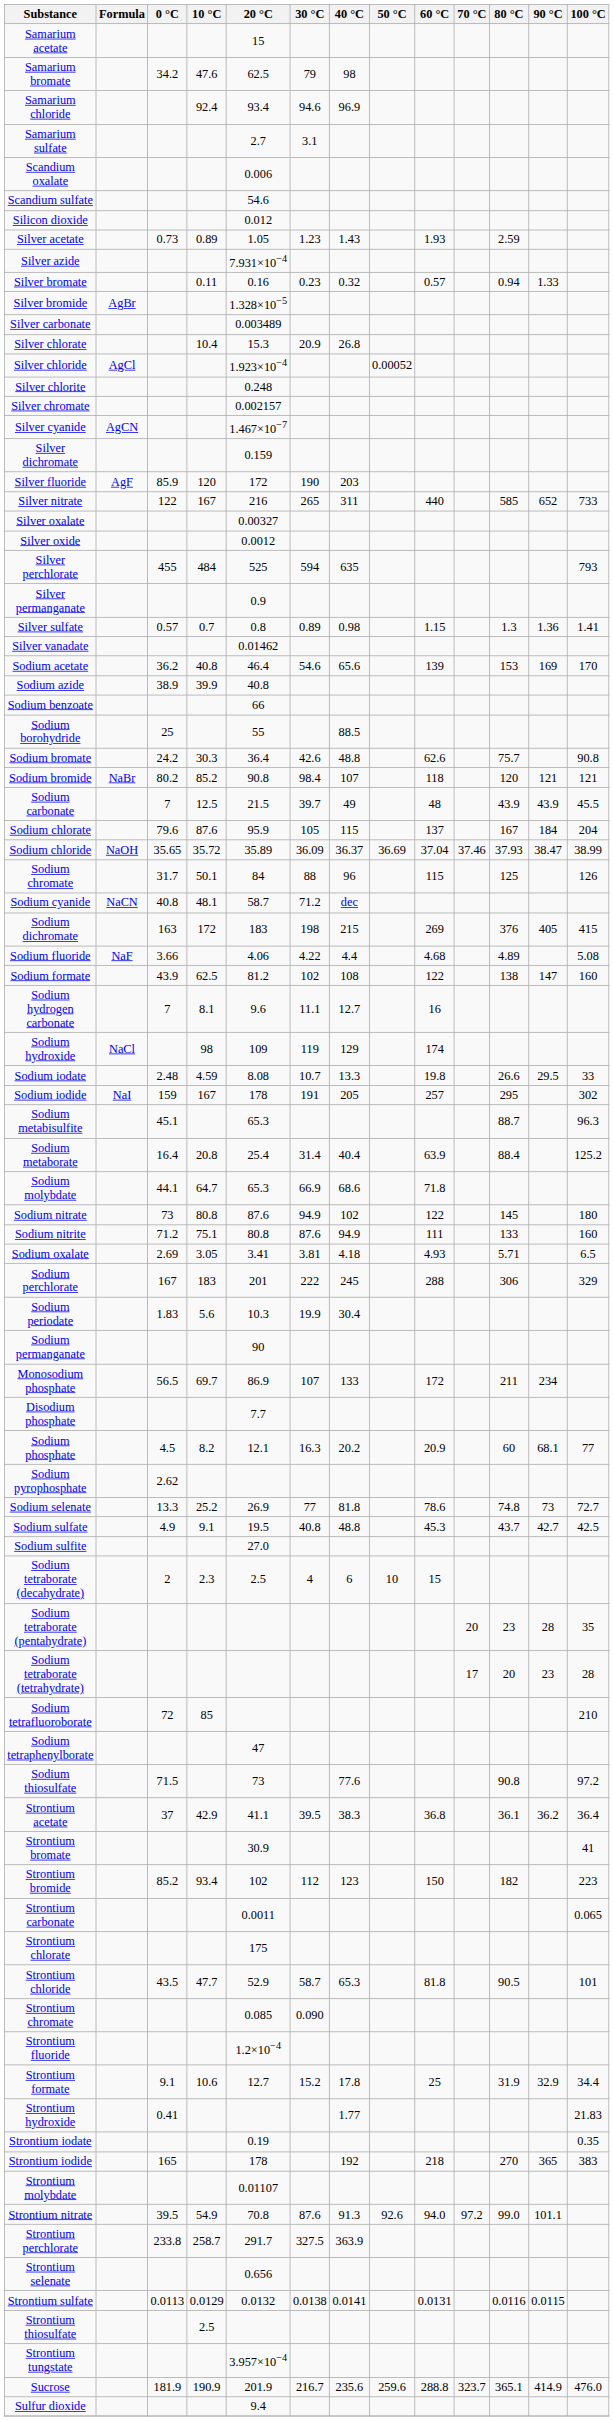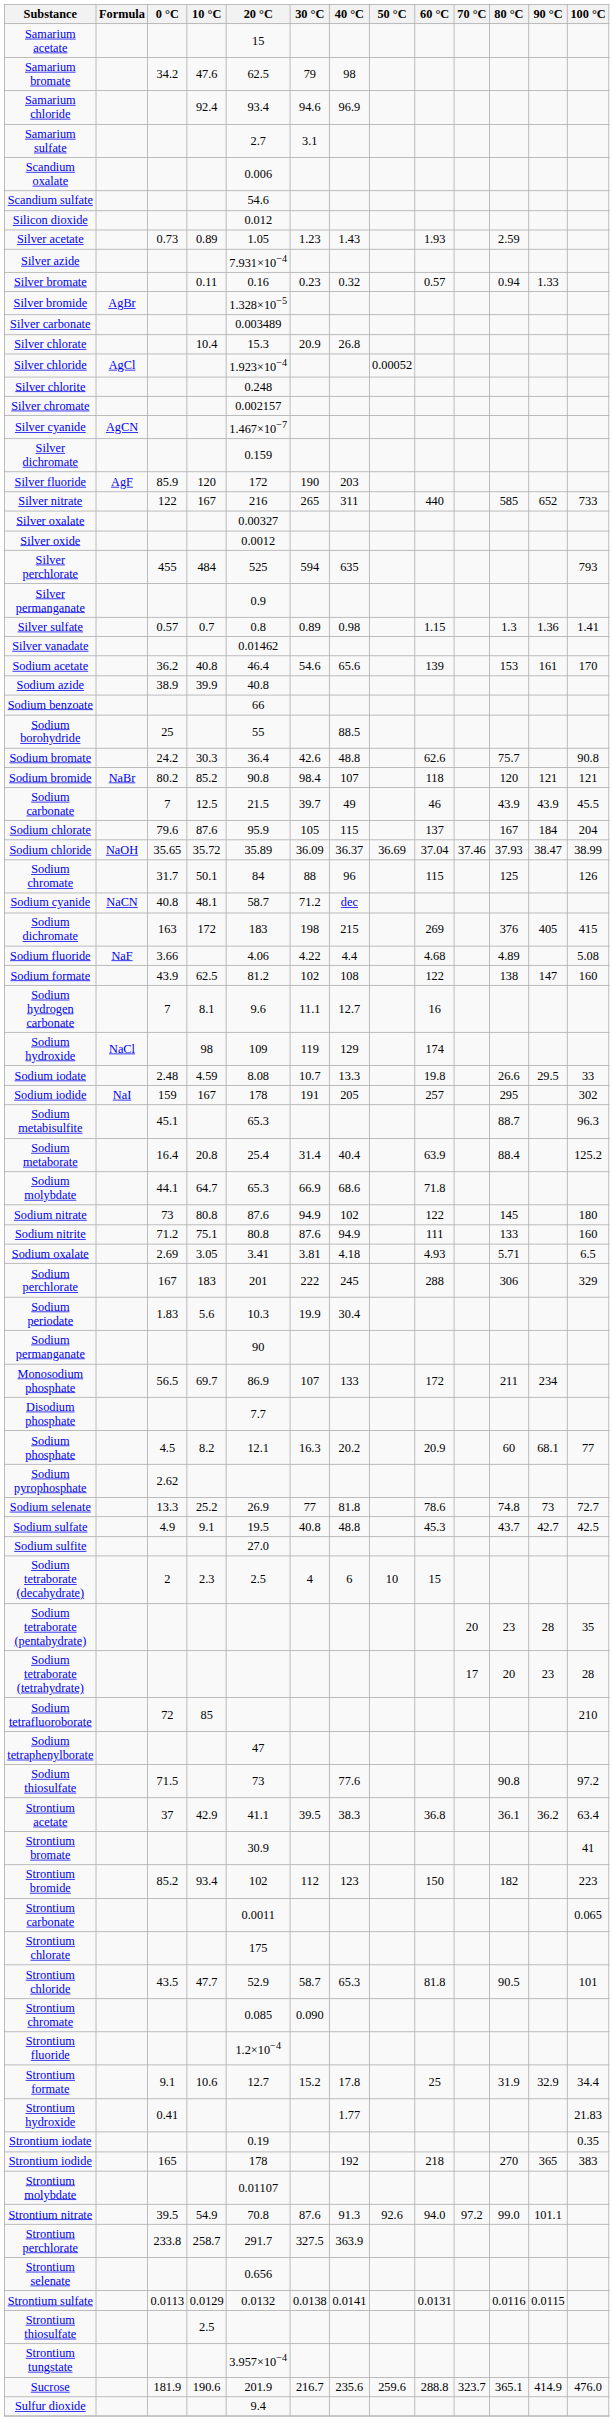(548, 666) 169 -> (548, 666) 161
(435, 804) 48 -> (435, 804) 46
(588, 1814) 36.4 -> (588, 1814) 63.4
(207, 2387) 190.9 -> (207, 2387) 190.6
